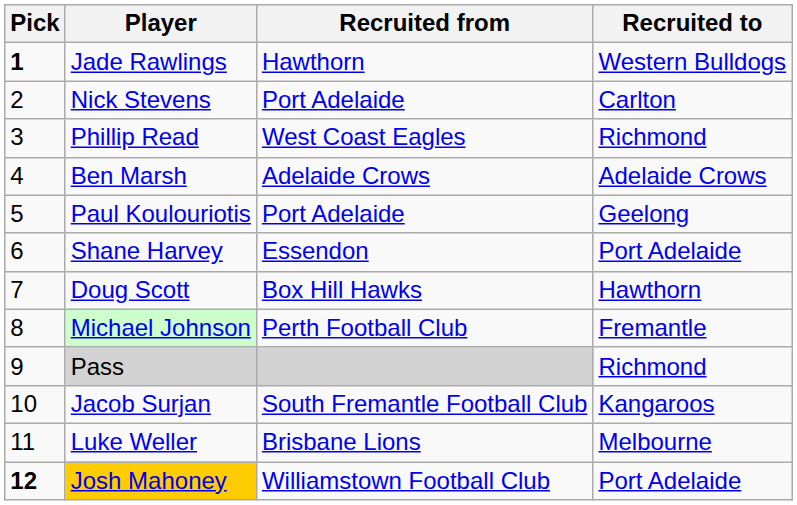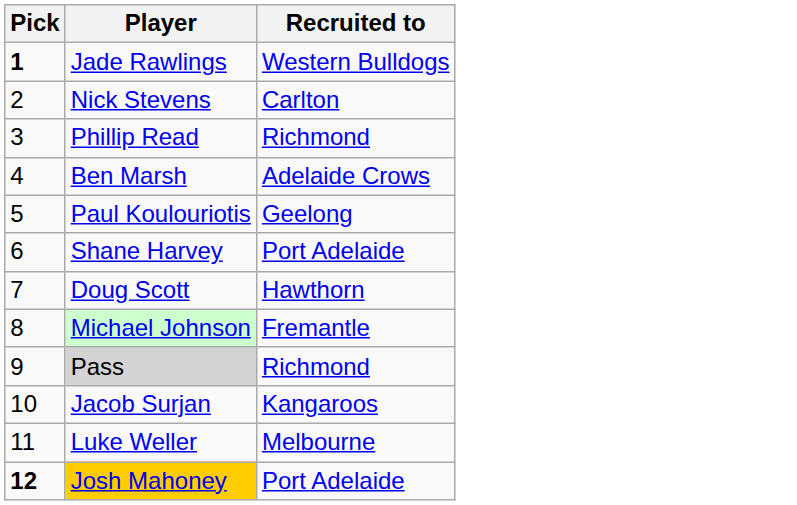- column: (425, 23)
